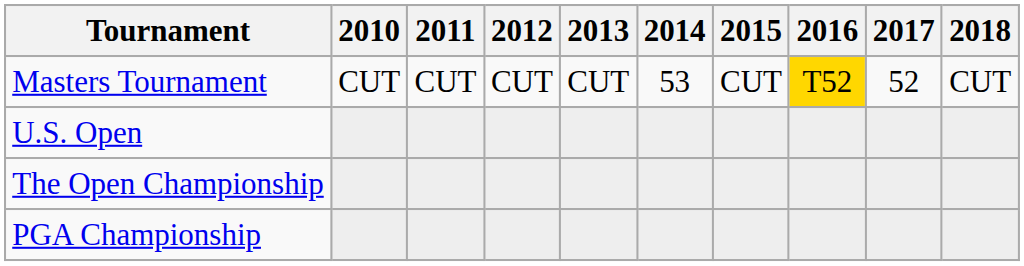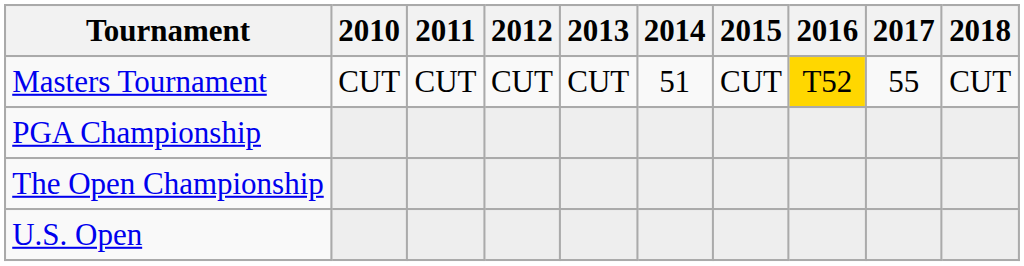(675, 81) 53 -> (675, 81) 51
(904, 81) 52 -> (904, 81) 55
rows swapped: (77, 132) <-> (137, 234)
